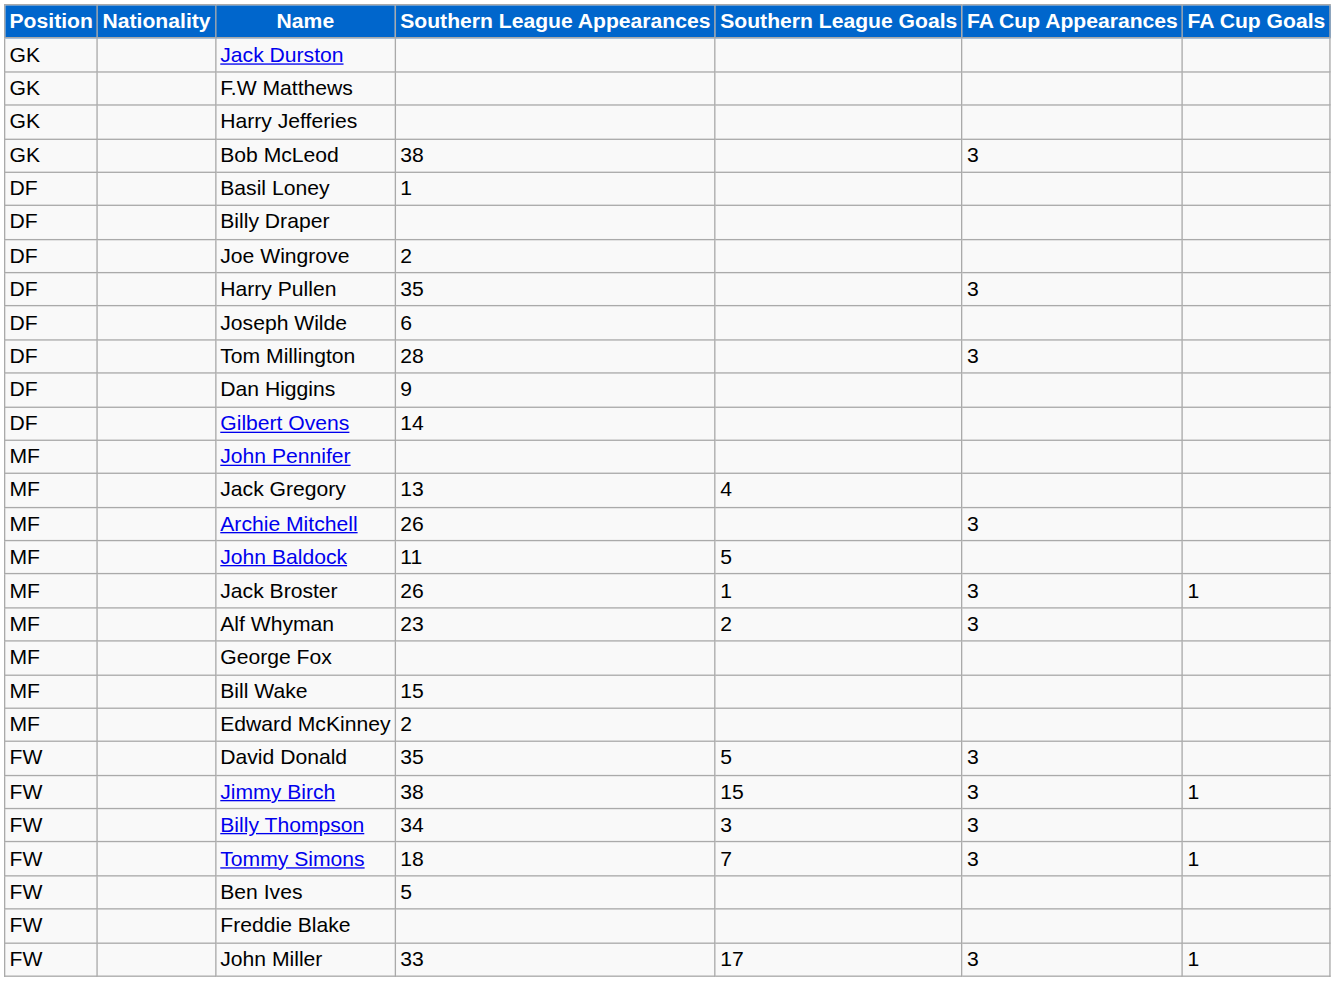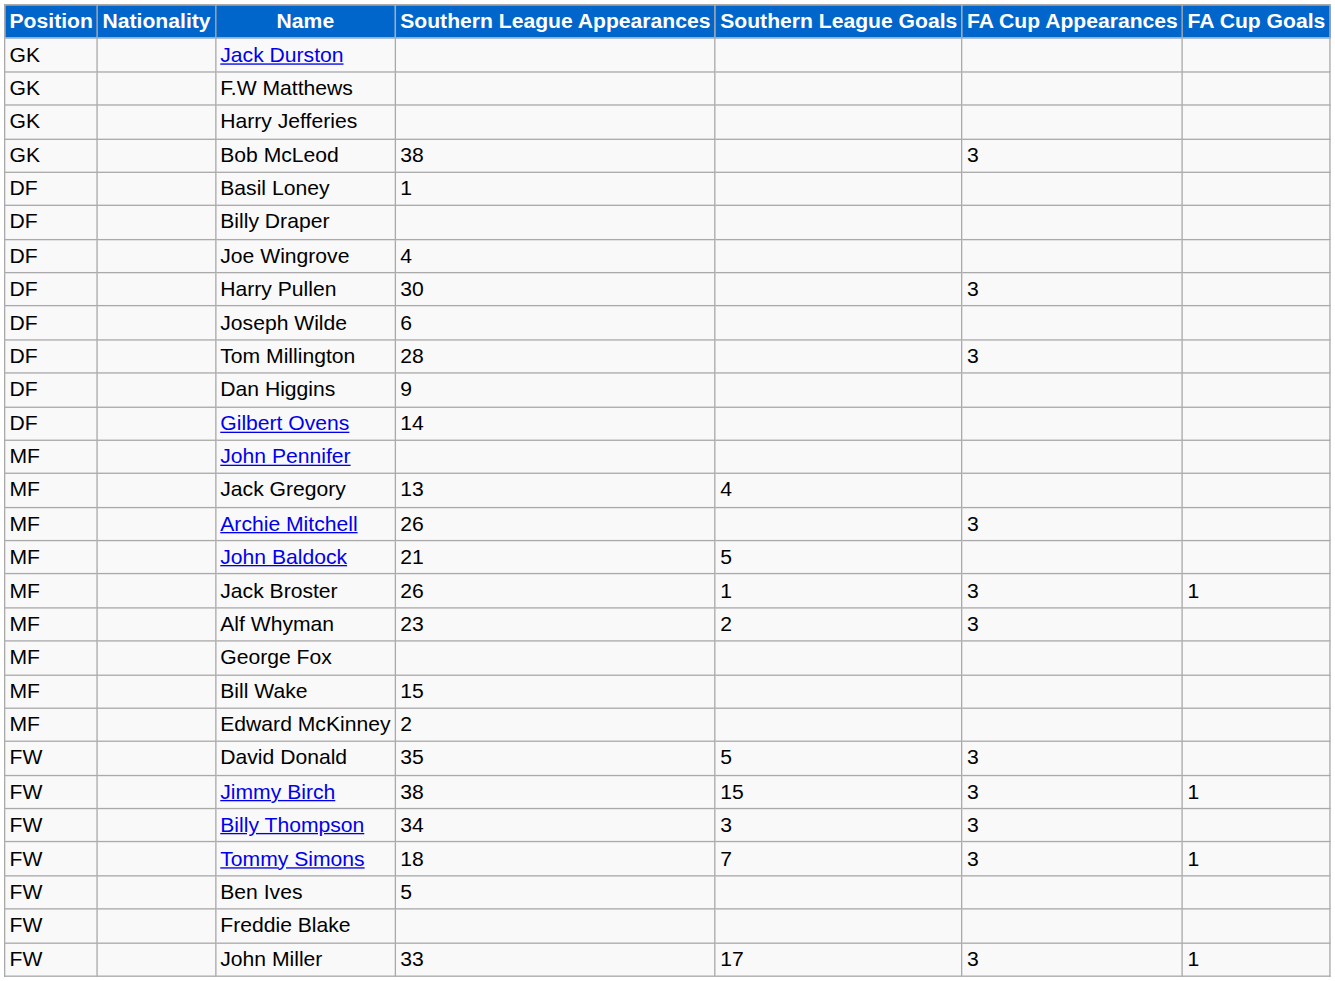(406, 255) 2 -> (406, 255) 4
(412, 289) 35 -> (412, 289) 30
(411, 557) 11 -> (412, 557) 21
